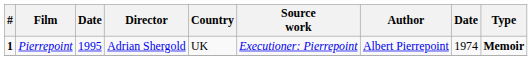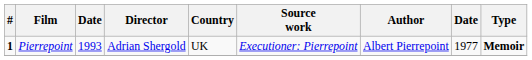(90, 45) 1995 -> (90, 45) 1993
(466, 45) 1974 -> (466, 45) 1977
